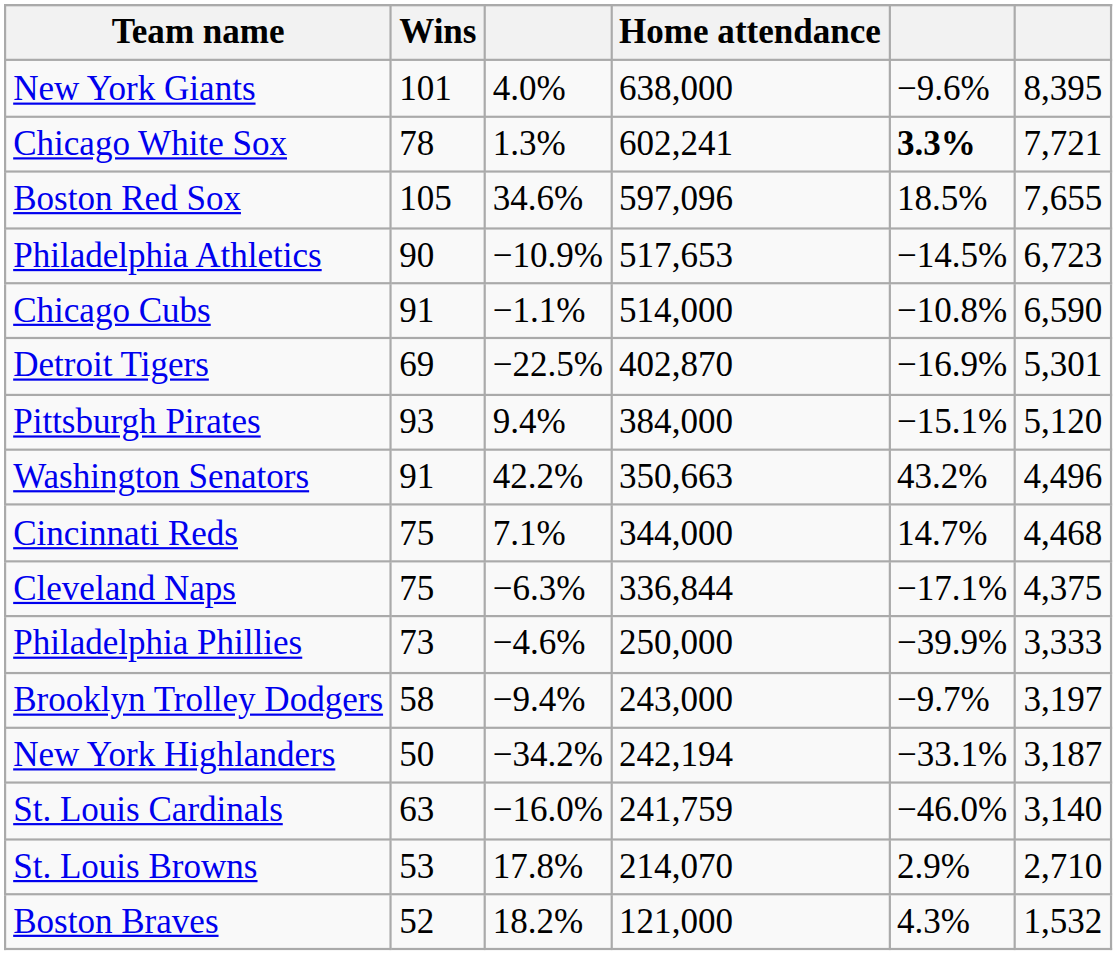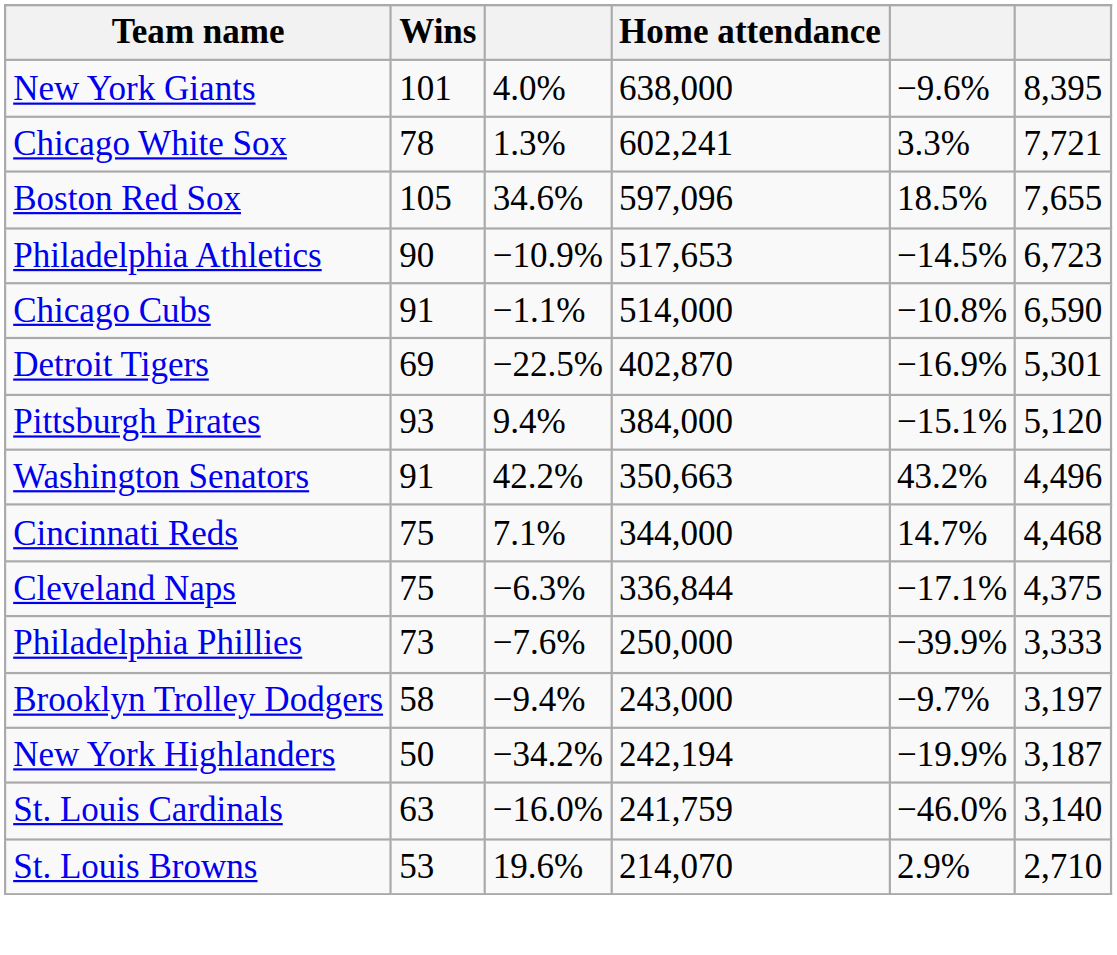(936, 143) bold -> (934, 143) normal
(539, 643) −4.6% -> (539, 643) −7.6%
(952, 754) −33.1% -> (952, 754) −19.9%
(538, 865) 17.8% -> (538, 865) 19.6%
- row: (116, 921)
